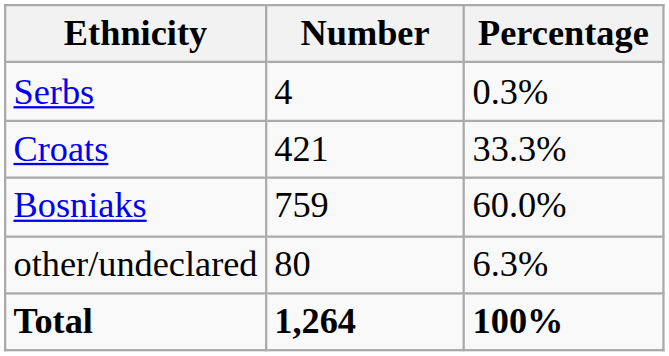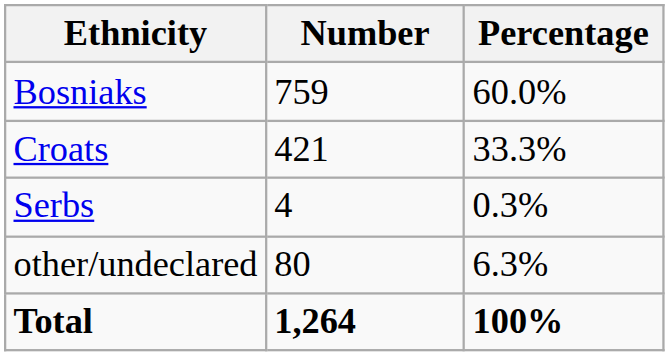rows swapped: (80, 206) <-> (54, 90)
